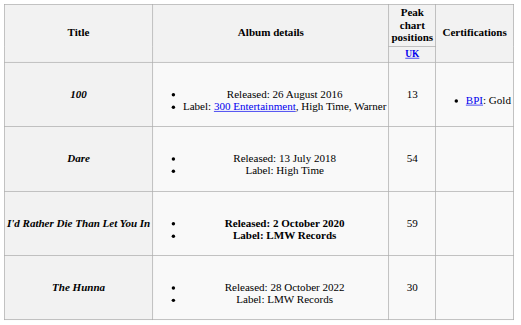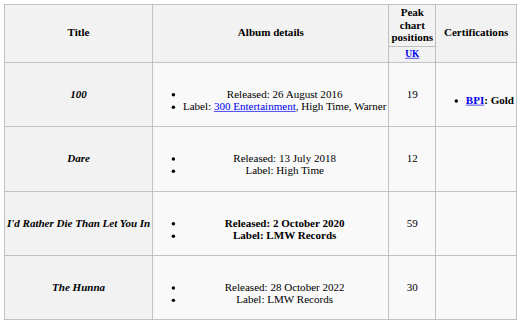(412, 94) 13 -> (412, 94) 19
(475, 101) normal -> (476, 101) bold
(412, 158) 54 -> (412, 158) 12
